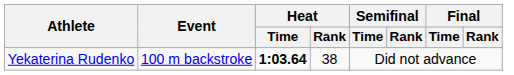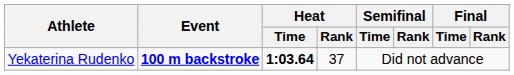(197, 59) normal -> (200, 59) bold
(330, 59) 38 -> (337, 59) 37
